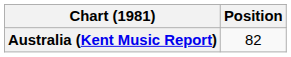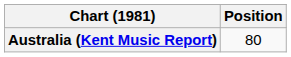(253, 39) 82 -> (253, 39) 80
